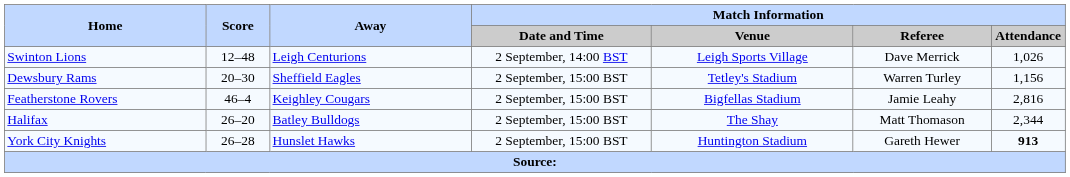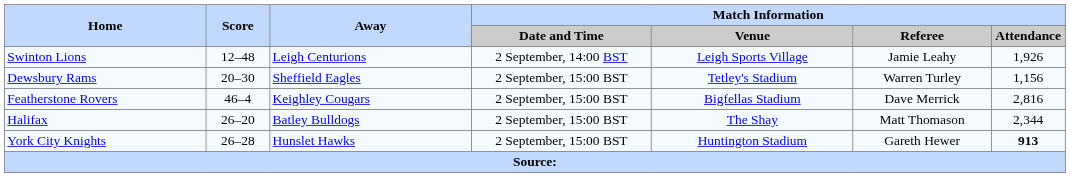(922, 56) Dave Merrick -> (922, 56) Jamie Leahy
(1028, 56) 1,026 -> (1028, 56) 1,926
(922, 98) Jamie Leahy -> (922, 98) Dave Merrick
